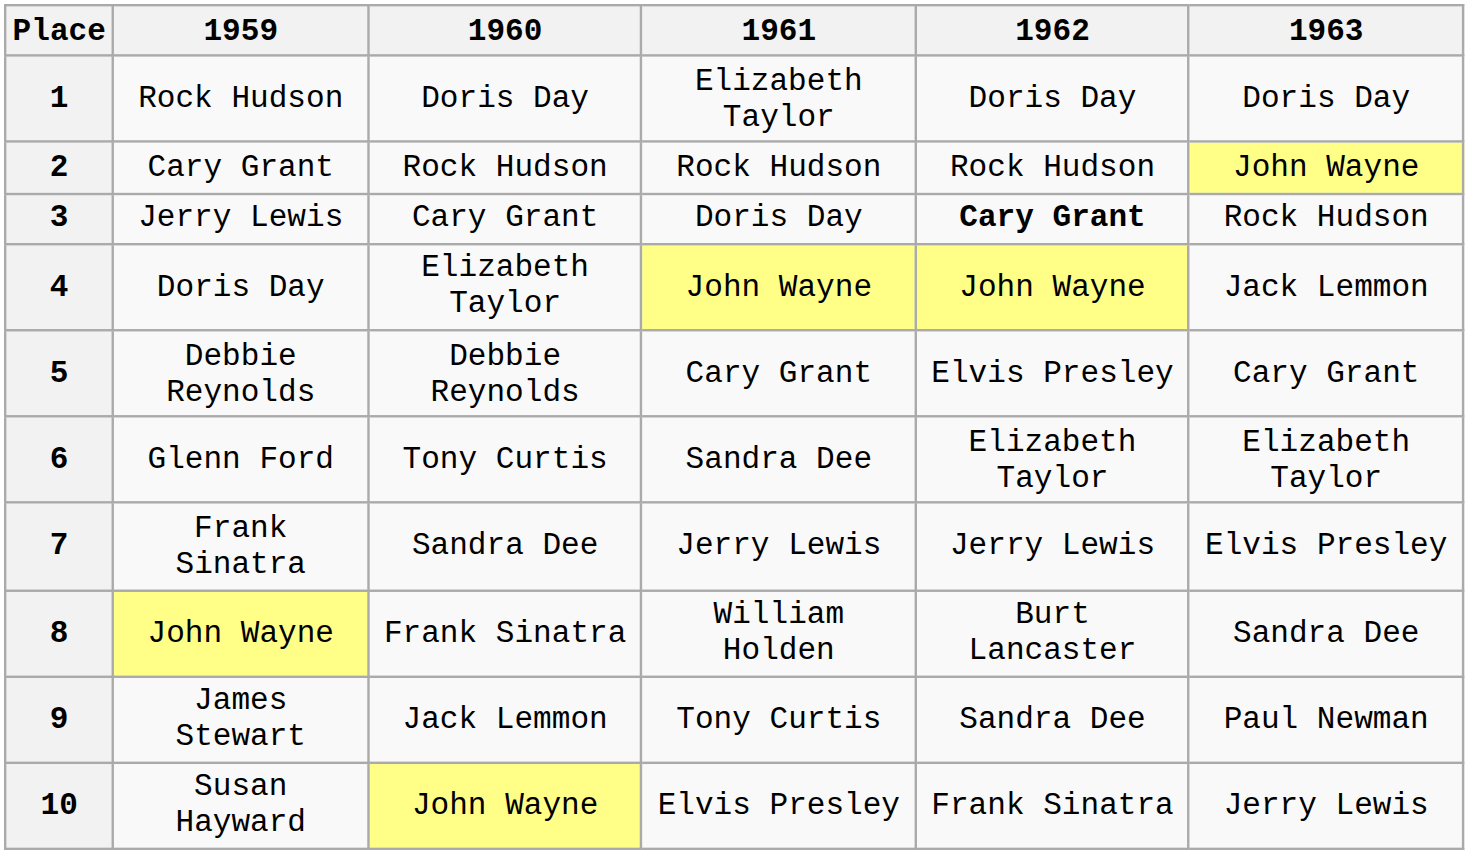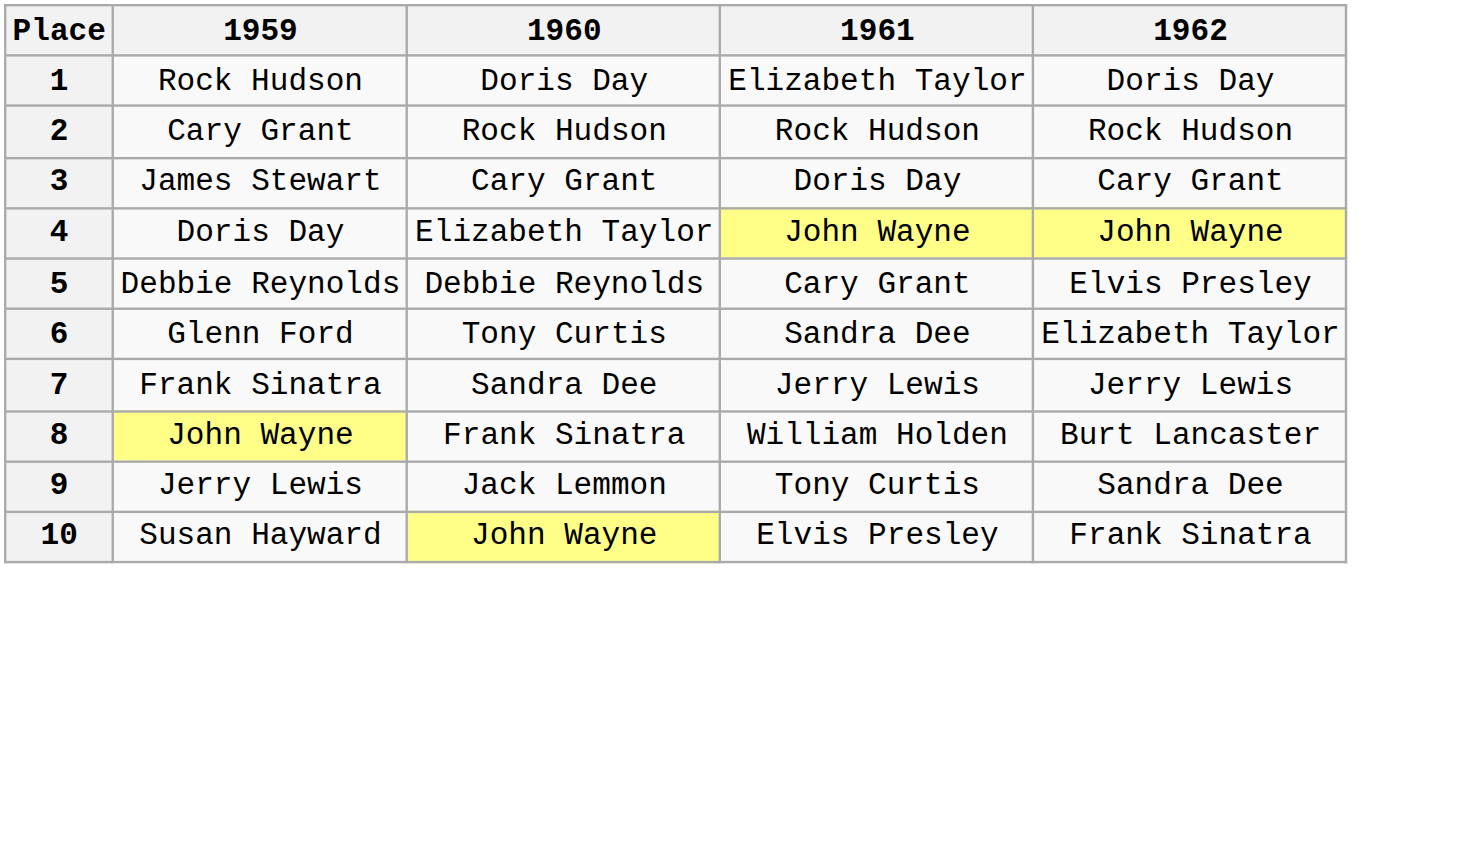- column: (1326, 31)
(241, 218) Jerry Lewis -> (260, 182) James Stewart
(1053, 218) bold -> (1191, 182) normal
(241, 719) James Stewart -> (260, 486) Jerry Lewis
